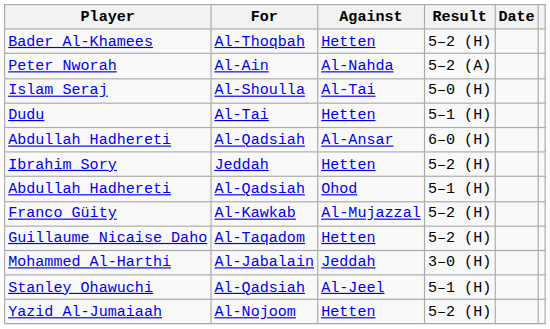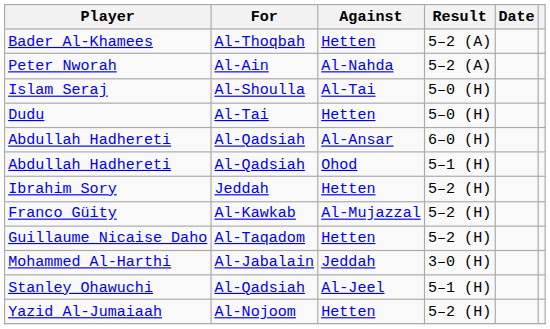(460, 41) 5–2 (H) -> (460, 41) 5–2 (A)
(460, 115) 5–1 (H) -> (460, 115) 5–0 (H)
rows swapped: (62, 164) <-> (90, 189)
